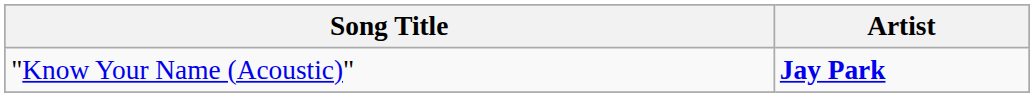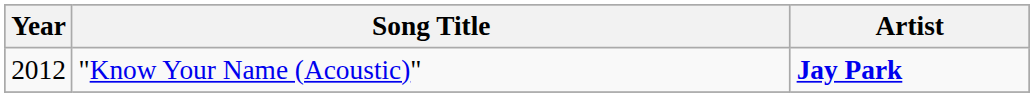+ column: (39, 26)
